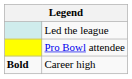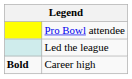rows swapped: (85, 47) <-> (77, 30)
